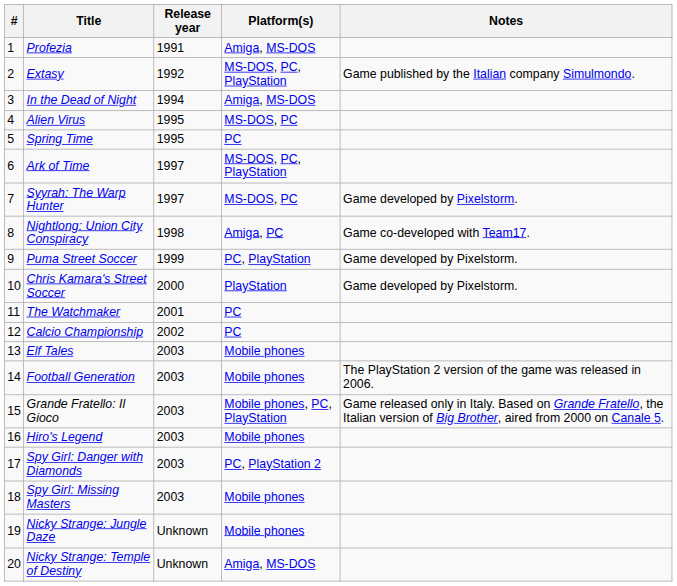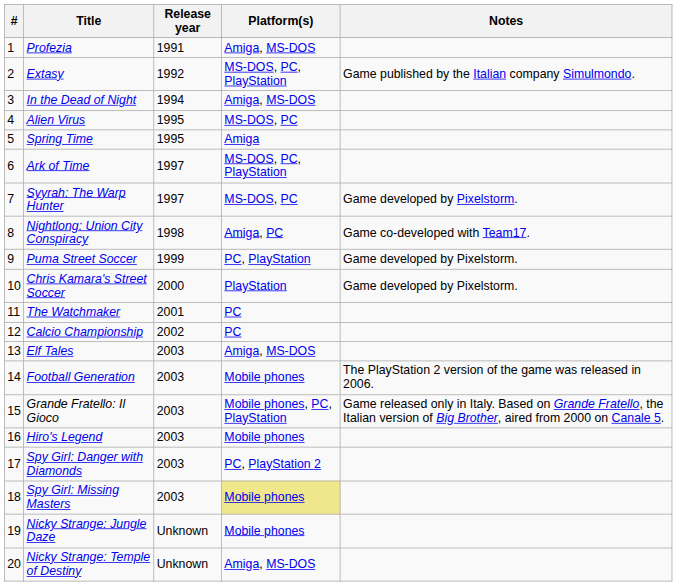(233, 139) PC -> (242, 139) Amiga
(264, 351) Mobile phones -> (270, 351) Amiga, MS-DOS
(264, 497) no background -> (264, 497) khaki background
